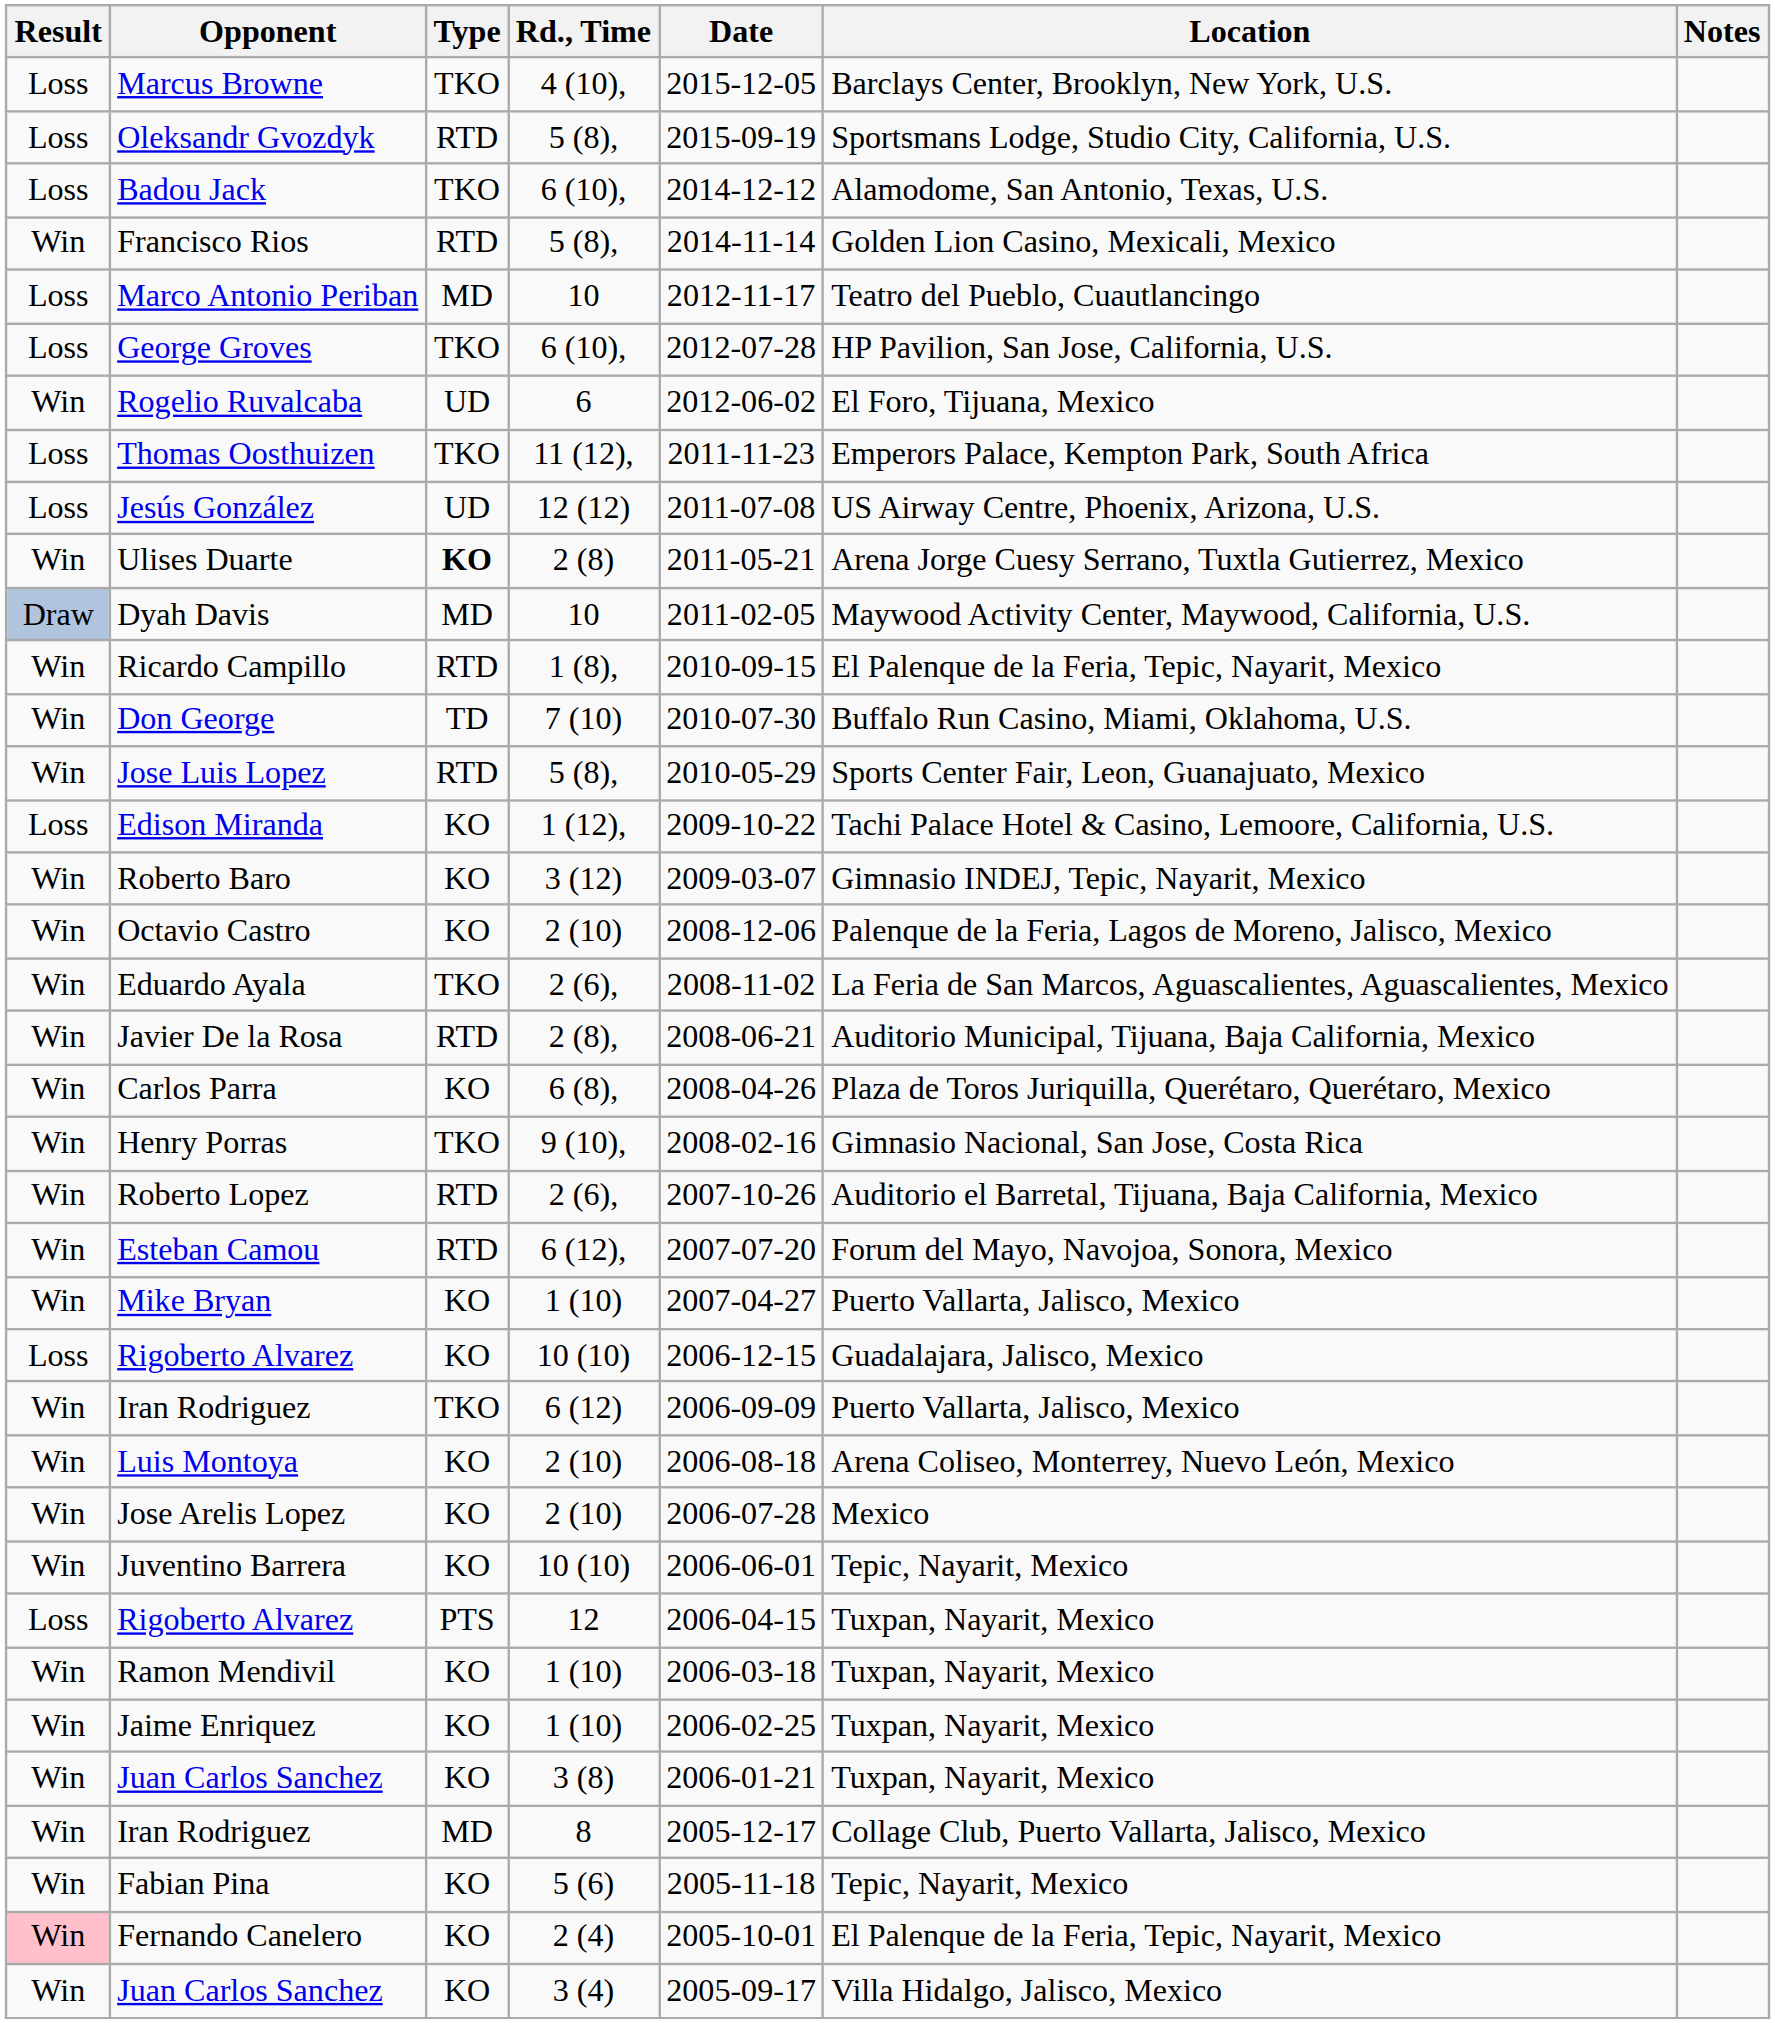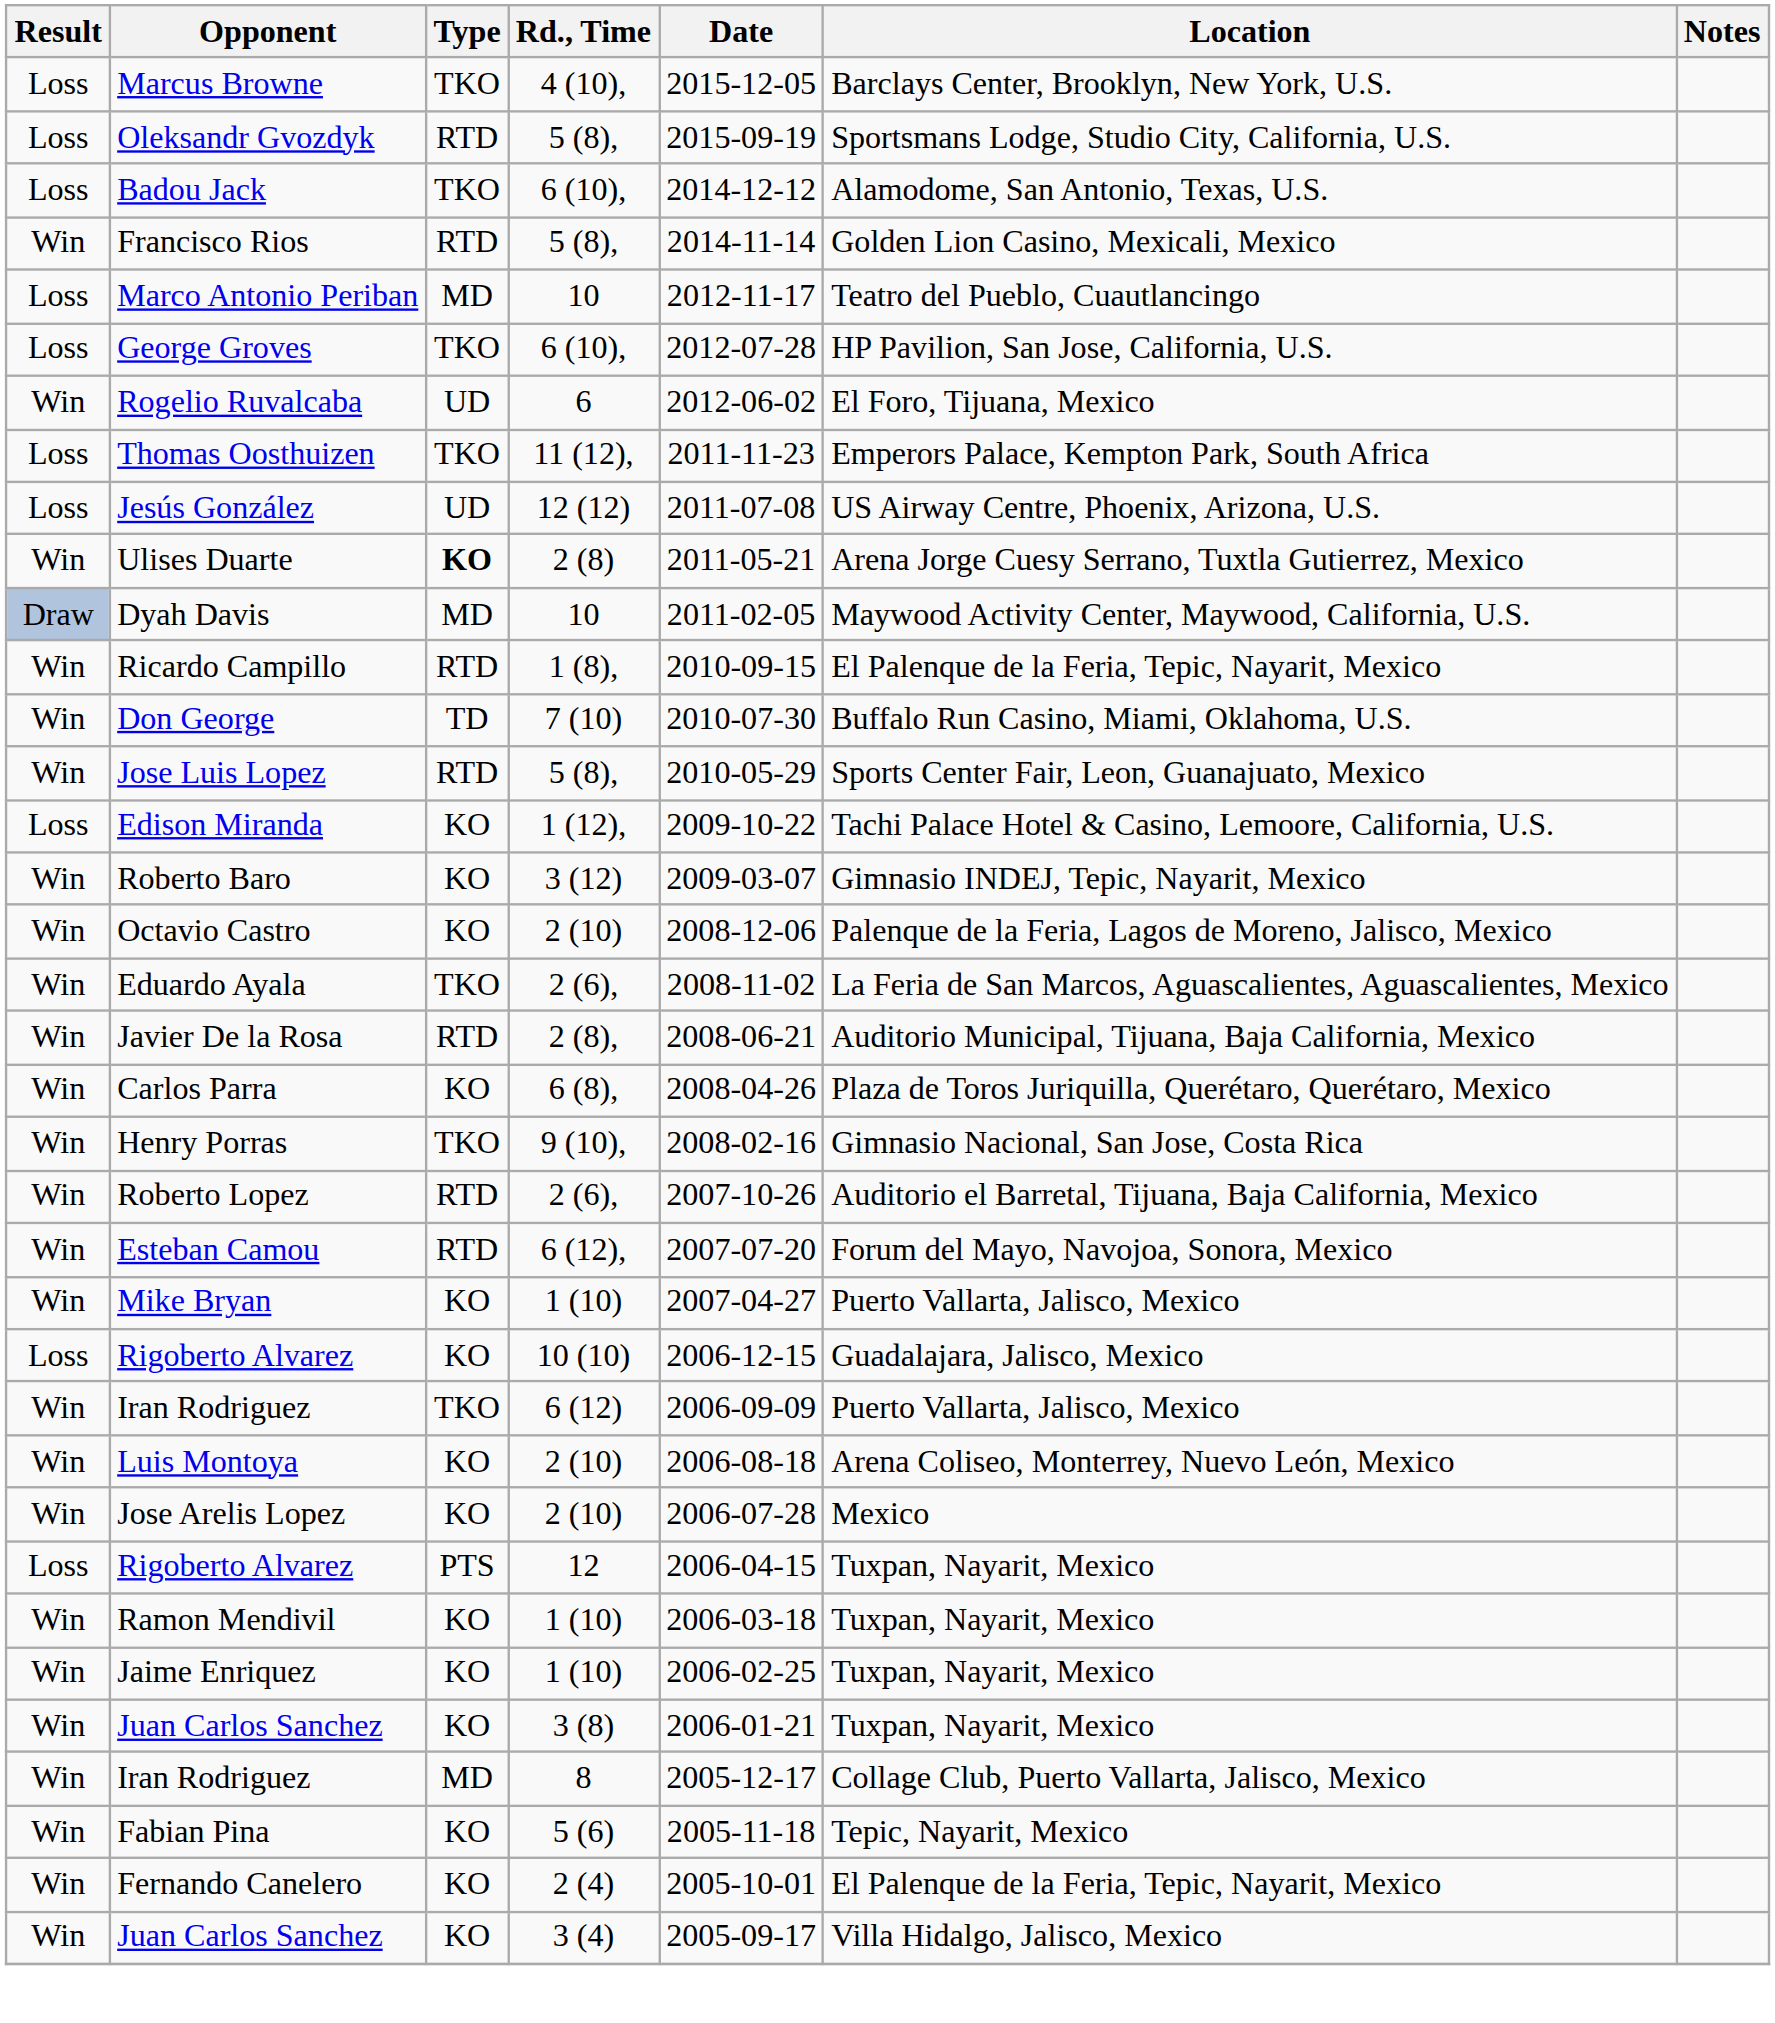- row: (232, 1566)
(58, 1937) pink background -> (58, 1884) no background
